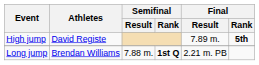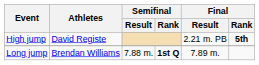(205, 39) 7.89 m. -> (205, 39) 2.21 m. PB
(205, 53) 2.21 m. PB -> (205, 53) 7.89 m.
